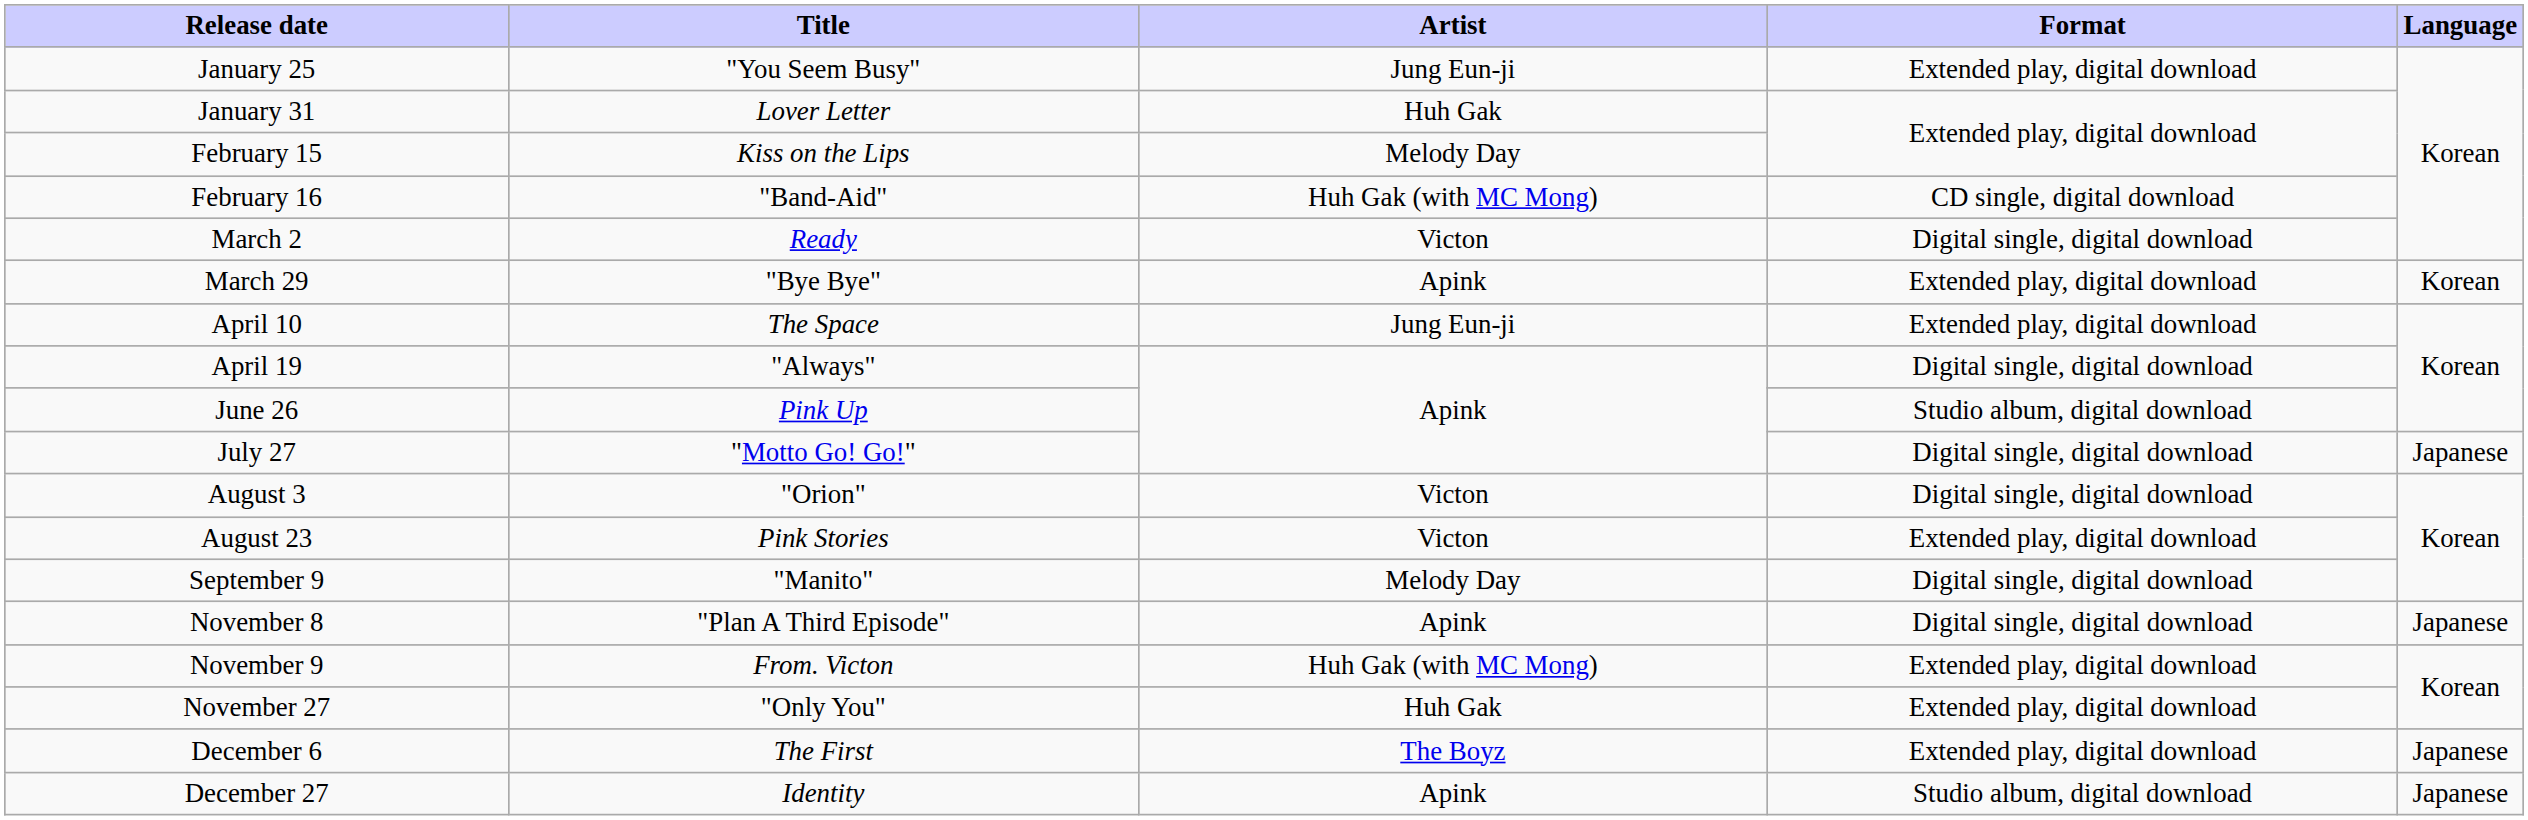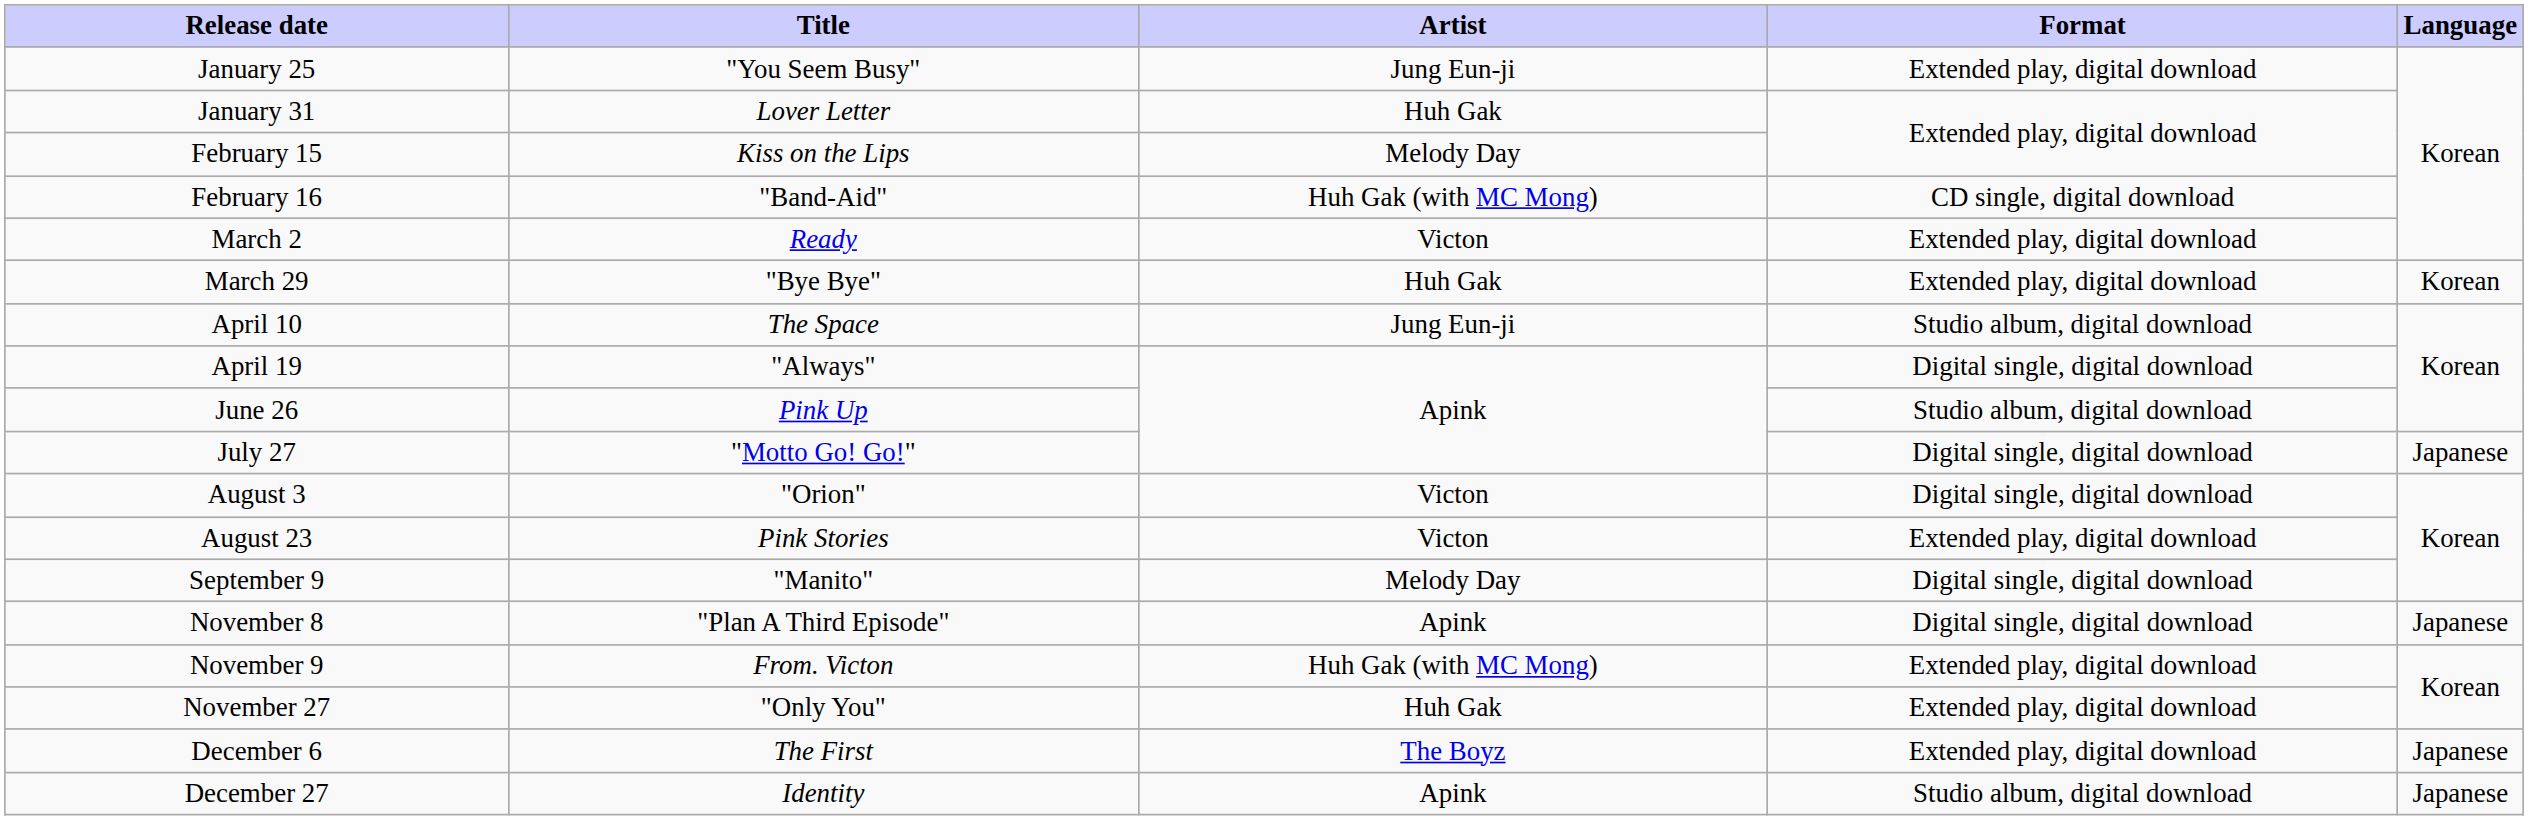(2083, 238) Digital single, digital download -> (2083, 238) Extended play, digital download
(1453, 281) Apink -> (1453, 281) Huh Gak
(2083, 324) Extended play, digital download -> (2083, 324) Studio album, digital download
